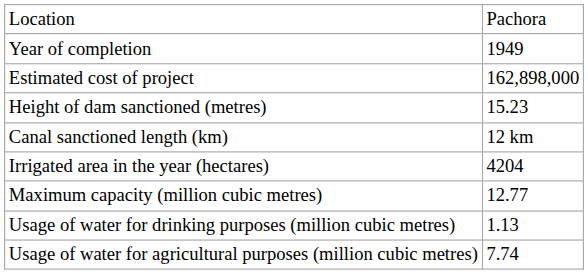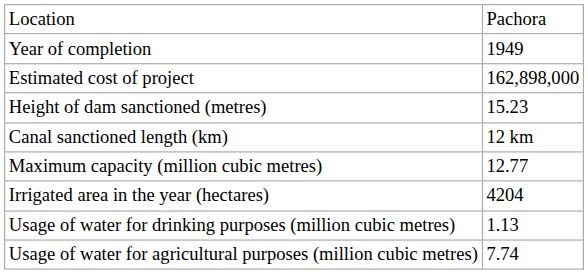rows swapped: (166, 195) <-> (139, 166)
